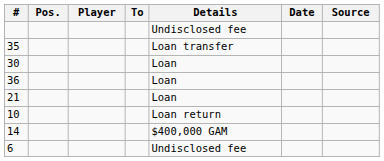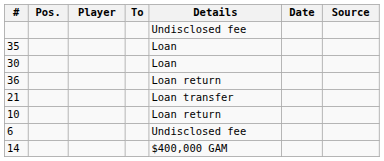(193, 47) Loan transfer -> (164, 47) Loan
(164, 81) Loan -> (186, 81) Loan return
(164, 98) Loan -> (193, 98) Loan transfer
rows swapped: (13, 132) <-> (10, 149)
